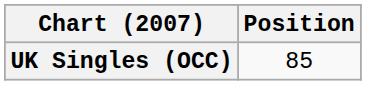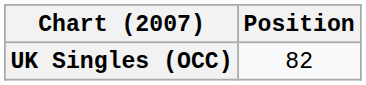(299, 61) 85 -> (299, 61) 82
